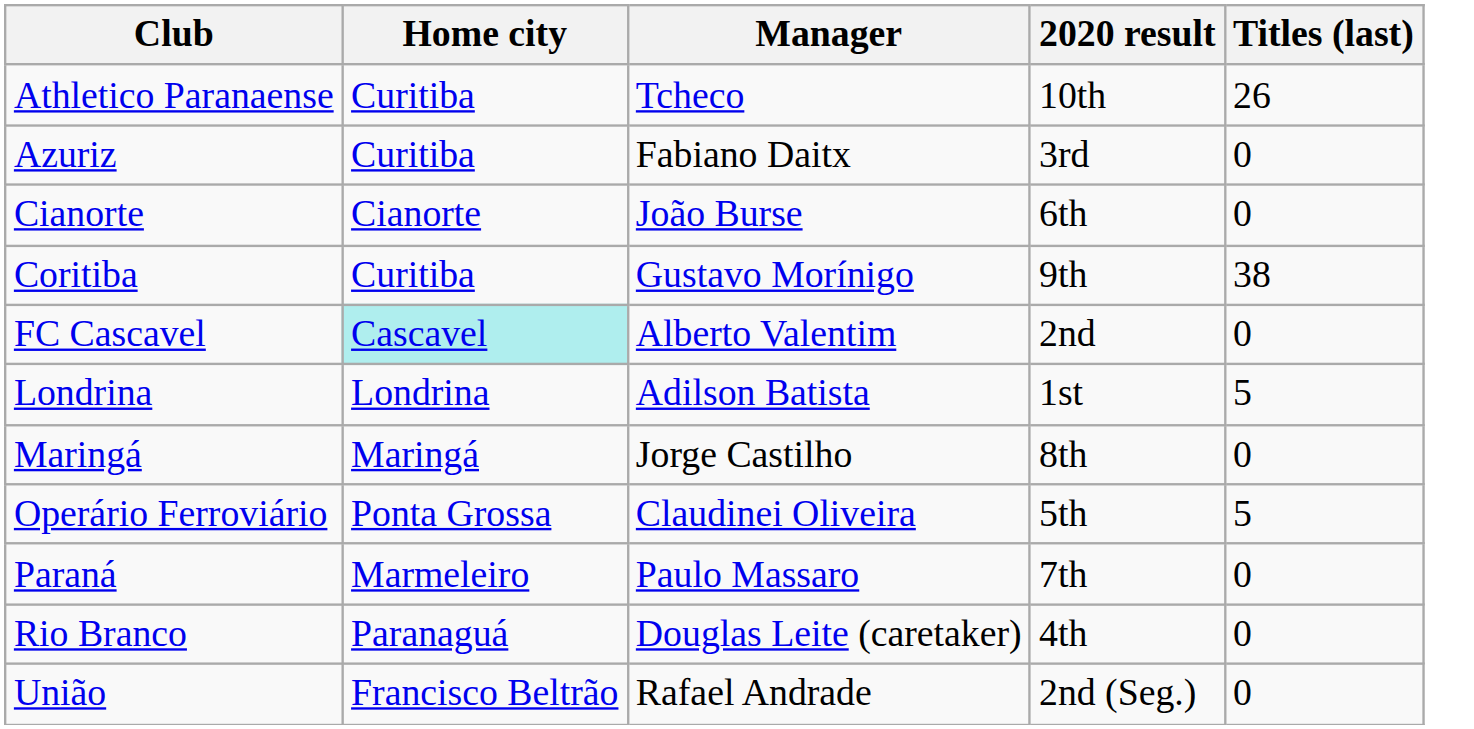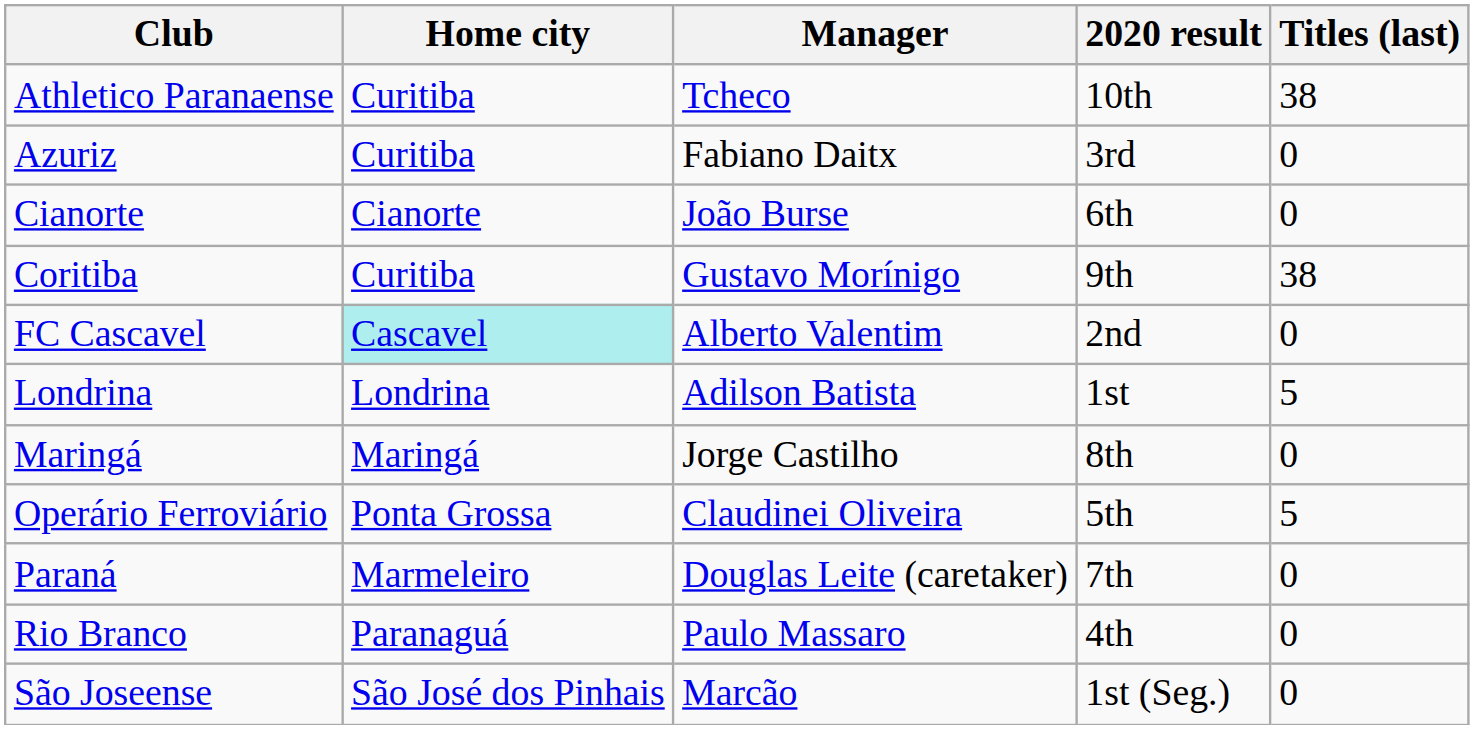(1252, 94) 26 -> (1298, 94) 38
(748, 573) Paulo Massaro -> (875, 573) Douglas Leite (caretaker)
(829, 633) Douglas Leite (caretaker) -> (794, 633) Paulo Massaro
+ row: (113, 693)
- row: (60, 693)
